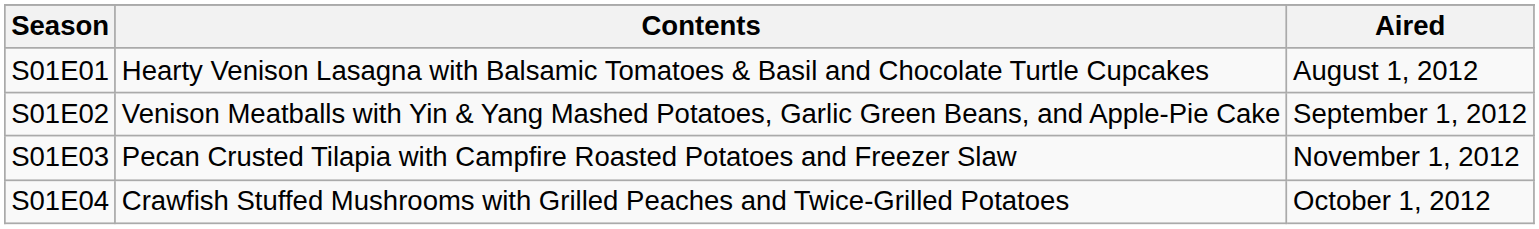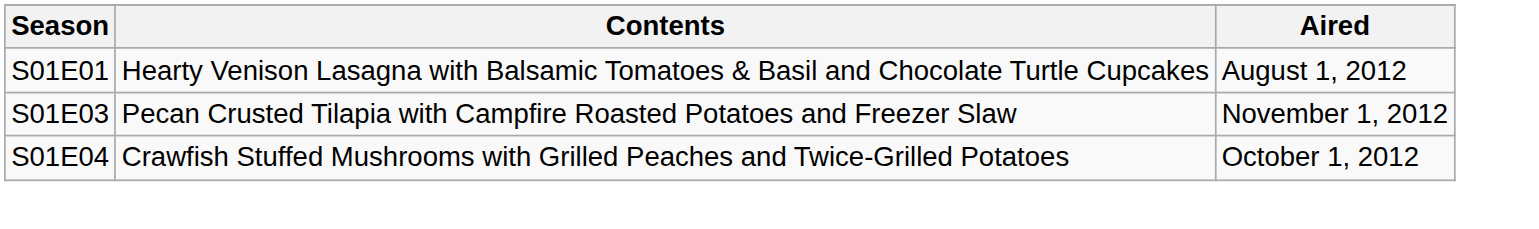- row: (60, 113)
